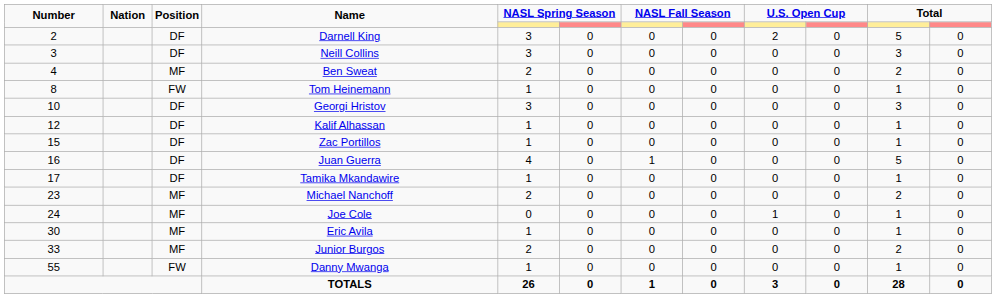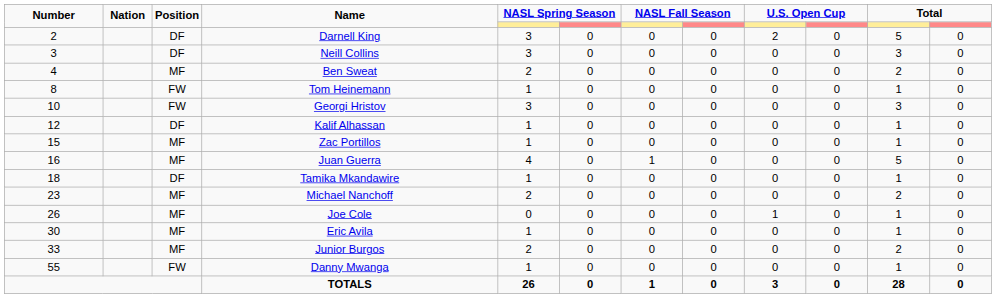(177, 107) DF -> (177, 107) FW
(177, 142) DF -> (177, 142) MF
(177, 160) DF -> (177, 160) MF
(54, 178) 17 -> (54, 178) 18
(54, 213) 24 -> (54, 213) 26
